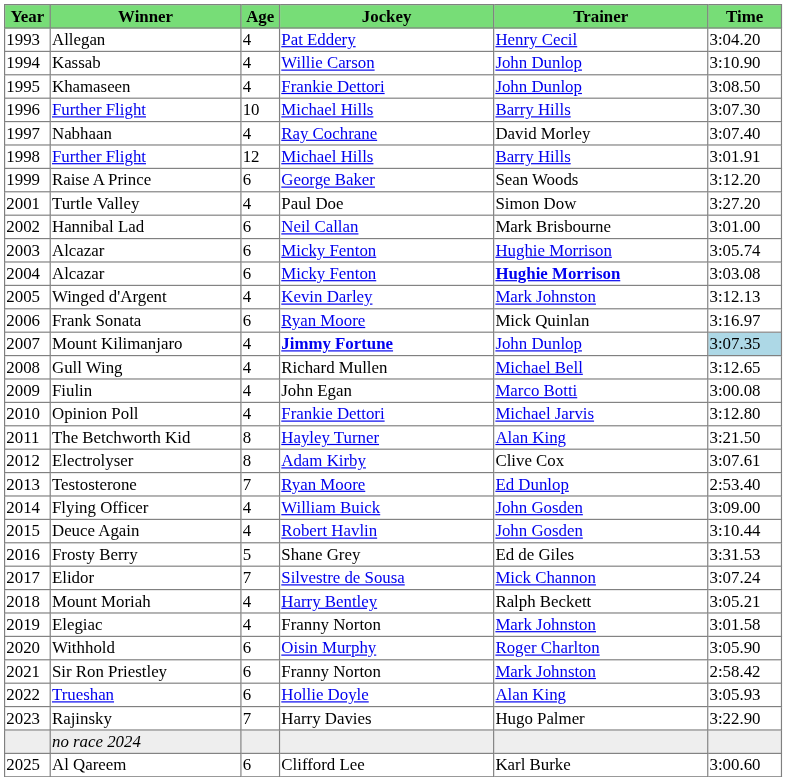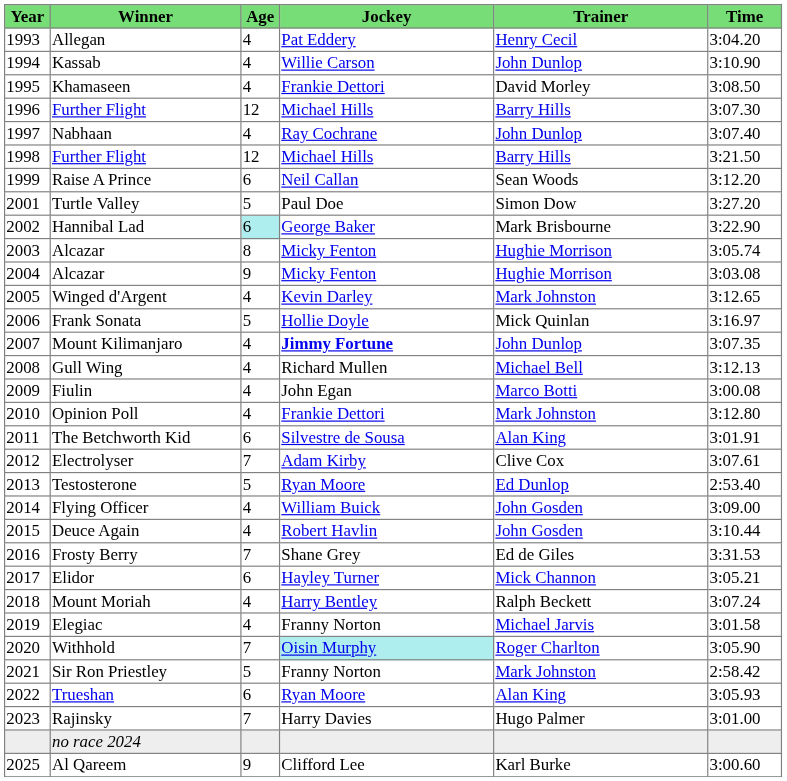(539, 86) John Dunlop -> (543, 86) David Morley
(251, 109) 10 -> (251, 109) 12
(543, 133) David Morley -> (539, 133) John Dunlop
(735, 156) 3:01.91 -> (735, 156) 3:21.50
(328, 180) George Baker -> (320, 180) Neil Callan
(247, 203) 4 -> (247, 203) 5
(247, 226) no background -> (247, 226) paleturquoise background
(320, 226) Neil Callan -> (328, 226) George Baker
(735, 226) 3:01.00 -> (735, 226) 3:22.90
(247, 250) 6 -> (247, 250) 8
(247, 273) 6 -> (247, 273) 9
(558, 273) bold -> (554, 273) normal
(735, 296) 3:12.13 -> (735, 296) 3:12.65
(247, 320) 6 -> (247, 320) 5
(323, 320) Ryan Moore -> (325, 320) Hollie Doyle
(735, 343) lightblue background -> (735, 343) no background
(735, 367) 3:12.65 -> (735, 367) 3:12.13
(545, 413) Michael Jarvis -> (546, 413) Mark Johnston
(247, 437) 8 -> (247, 437) 6
(330, 437) Hayley Turner -> (343, 437) Silvestre de Sousa
(735, 437) 3:21.50 -> (735, 437) 3:01.91
(247, 460) 8 -> (247, 460) 7
(247, 484) 7 -> (247, 484) 5
(247, 554) 5 -> (247, 554) 7
(247, 577) 7 -> (247, 577) 6
(343, 577) Silvestre de Sousa -> (330, 577) Hayley Turner
(735, 577) 3:07.24 -> (735, 577) 3:05.21
(735, 601) 3:05.21 -> (735, 601) 3:07.24
(546, 624) Mark Johnston -> (545, 624) Michael Jarvis
(247, 647) 6 -> (247, 647) 7
(329, 647) no background -> (329, 647) paleturquoise background
(247, 671) 6 -> (247, 671) 5
(325, 694) Hollie Doyle -> (323, 694) Ryan Moore
(735, 718) 3:22.90 -> (735, 718) 3:01.00
(247, 764) 6 -> (247, 764) 9
